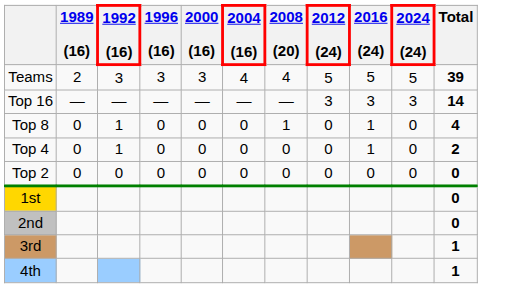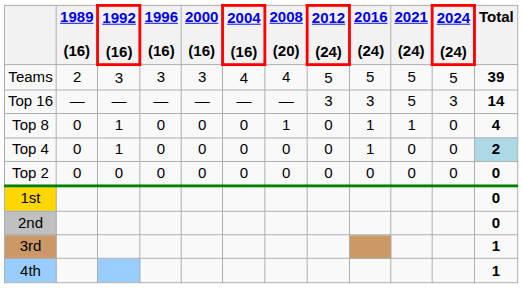+ column: (411, 34)
(456, 149) no background -> (496, 149) lightblue background
